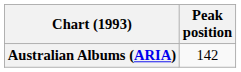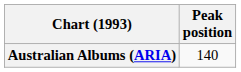(207, 55) 142 -> (207, 55) 140
